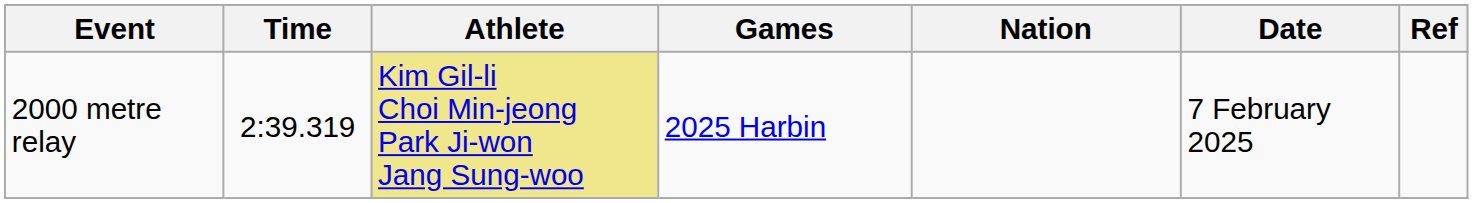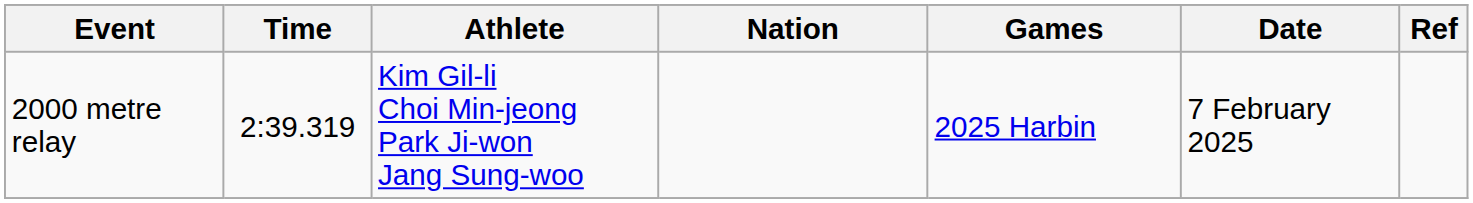columns swapped: (1046, 29) <-> (784, 29)
(481, 125) khaki background -> (481, 125) no background
